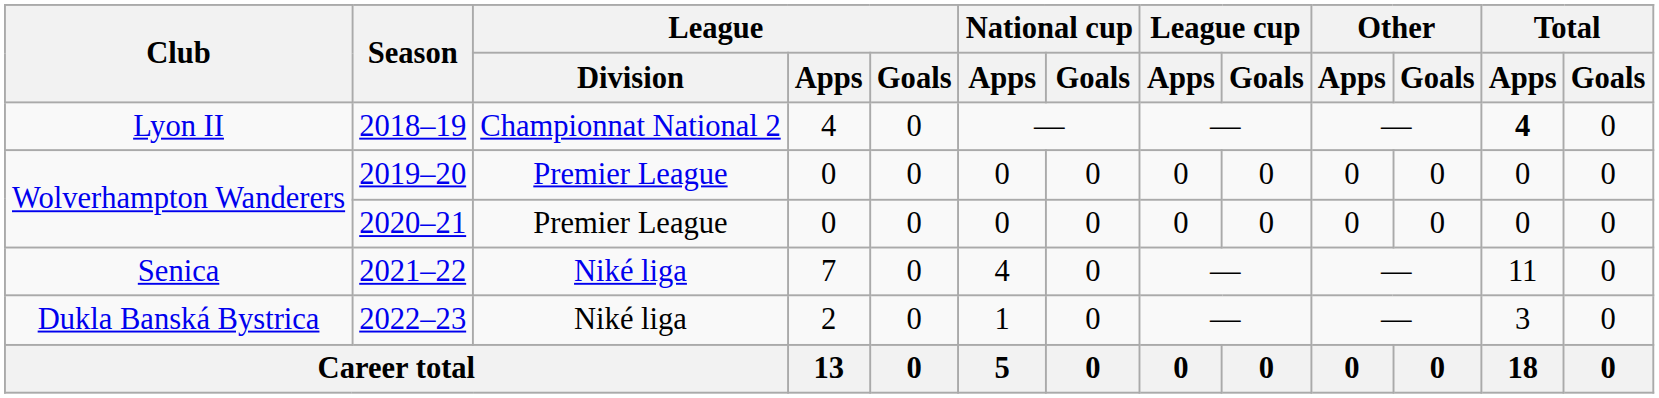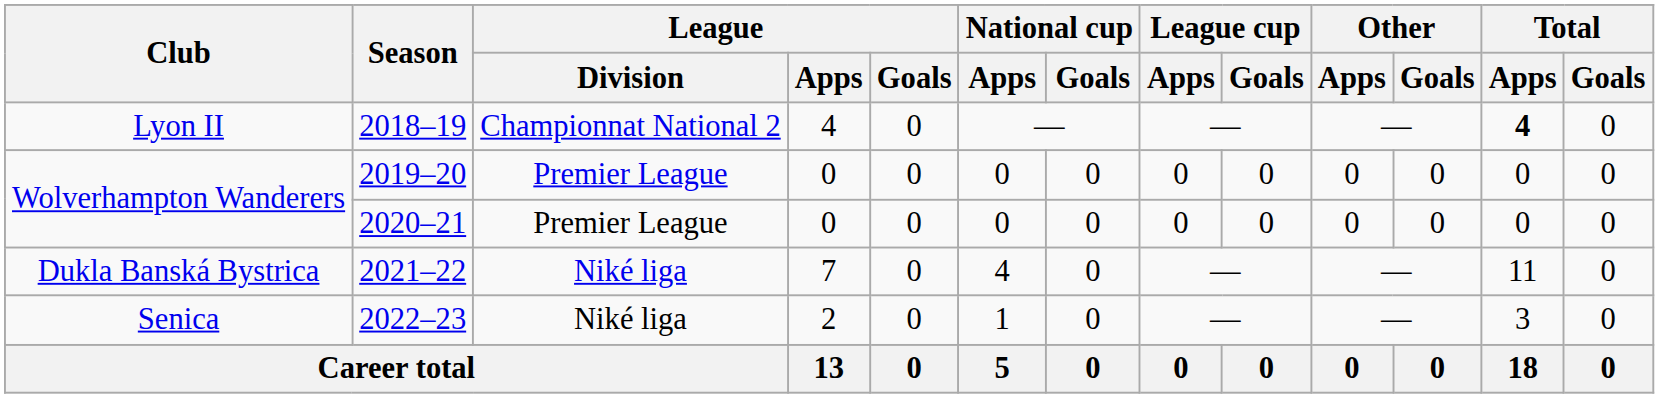(179, 271) Senica -> (179, 271) Dukla Banská Bystrica
(179, 319) Dukla Banská Bystrica -> (179, 319) Senica
